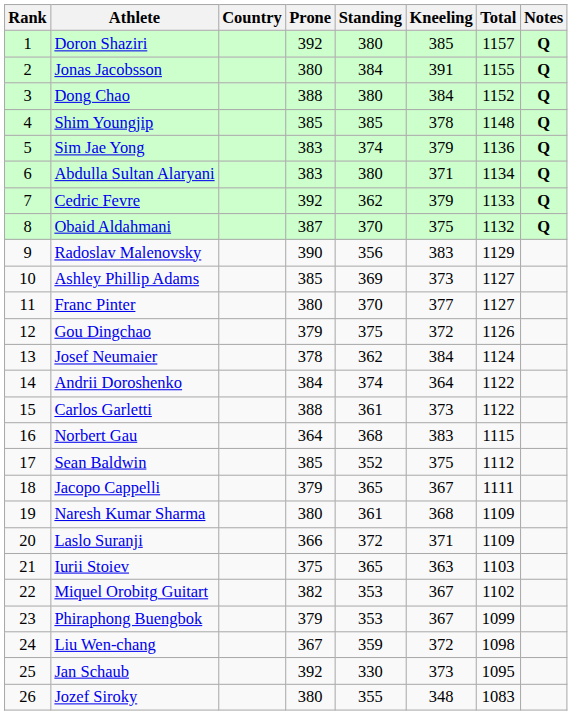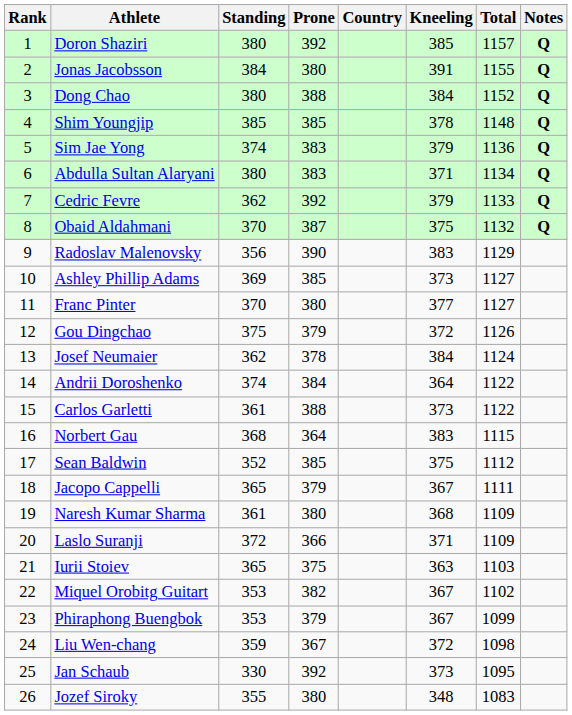columns swapped: (252, 17) <-> (370, 17)
